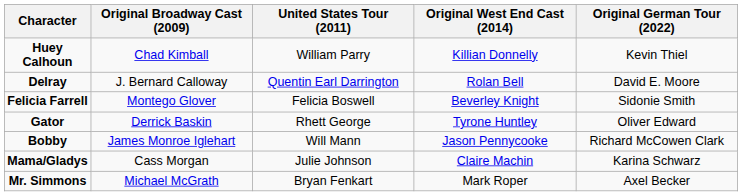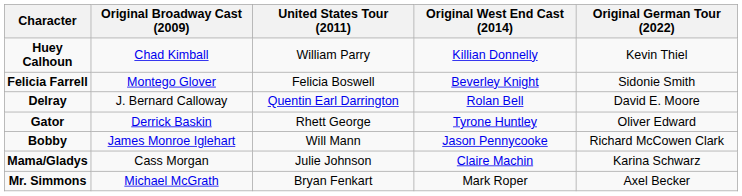rows swapped: (48, 101) <-> (47, 82)
